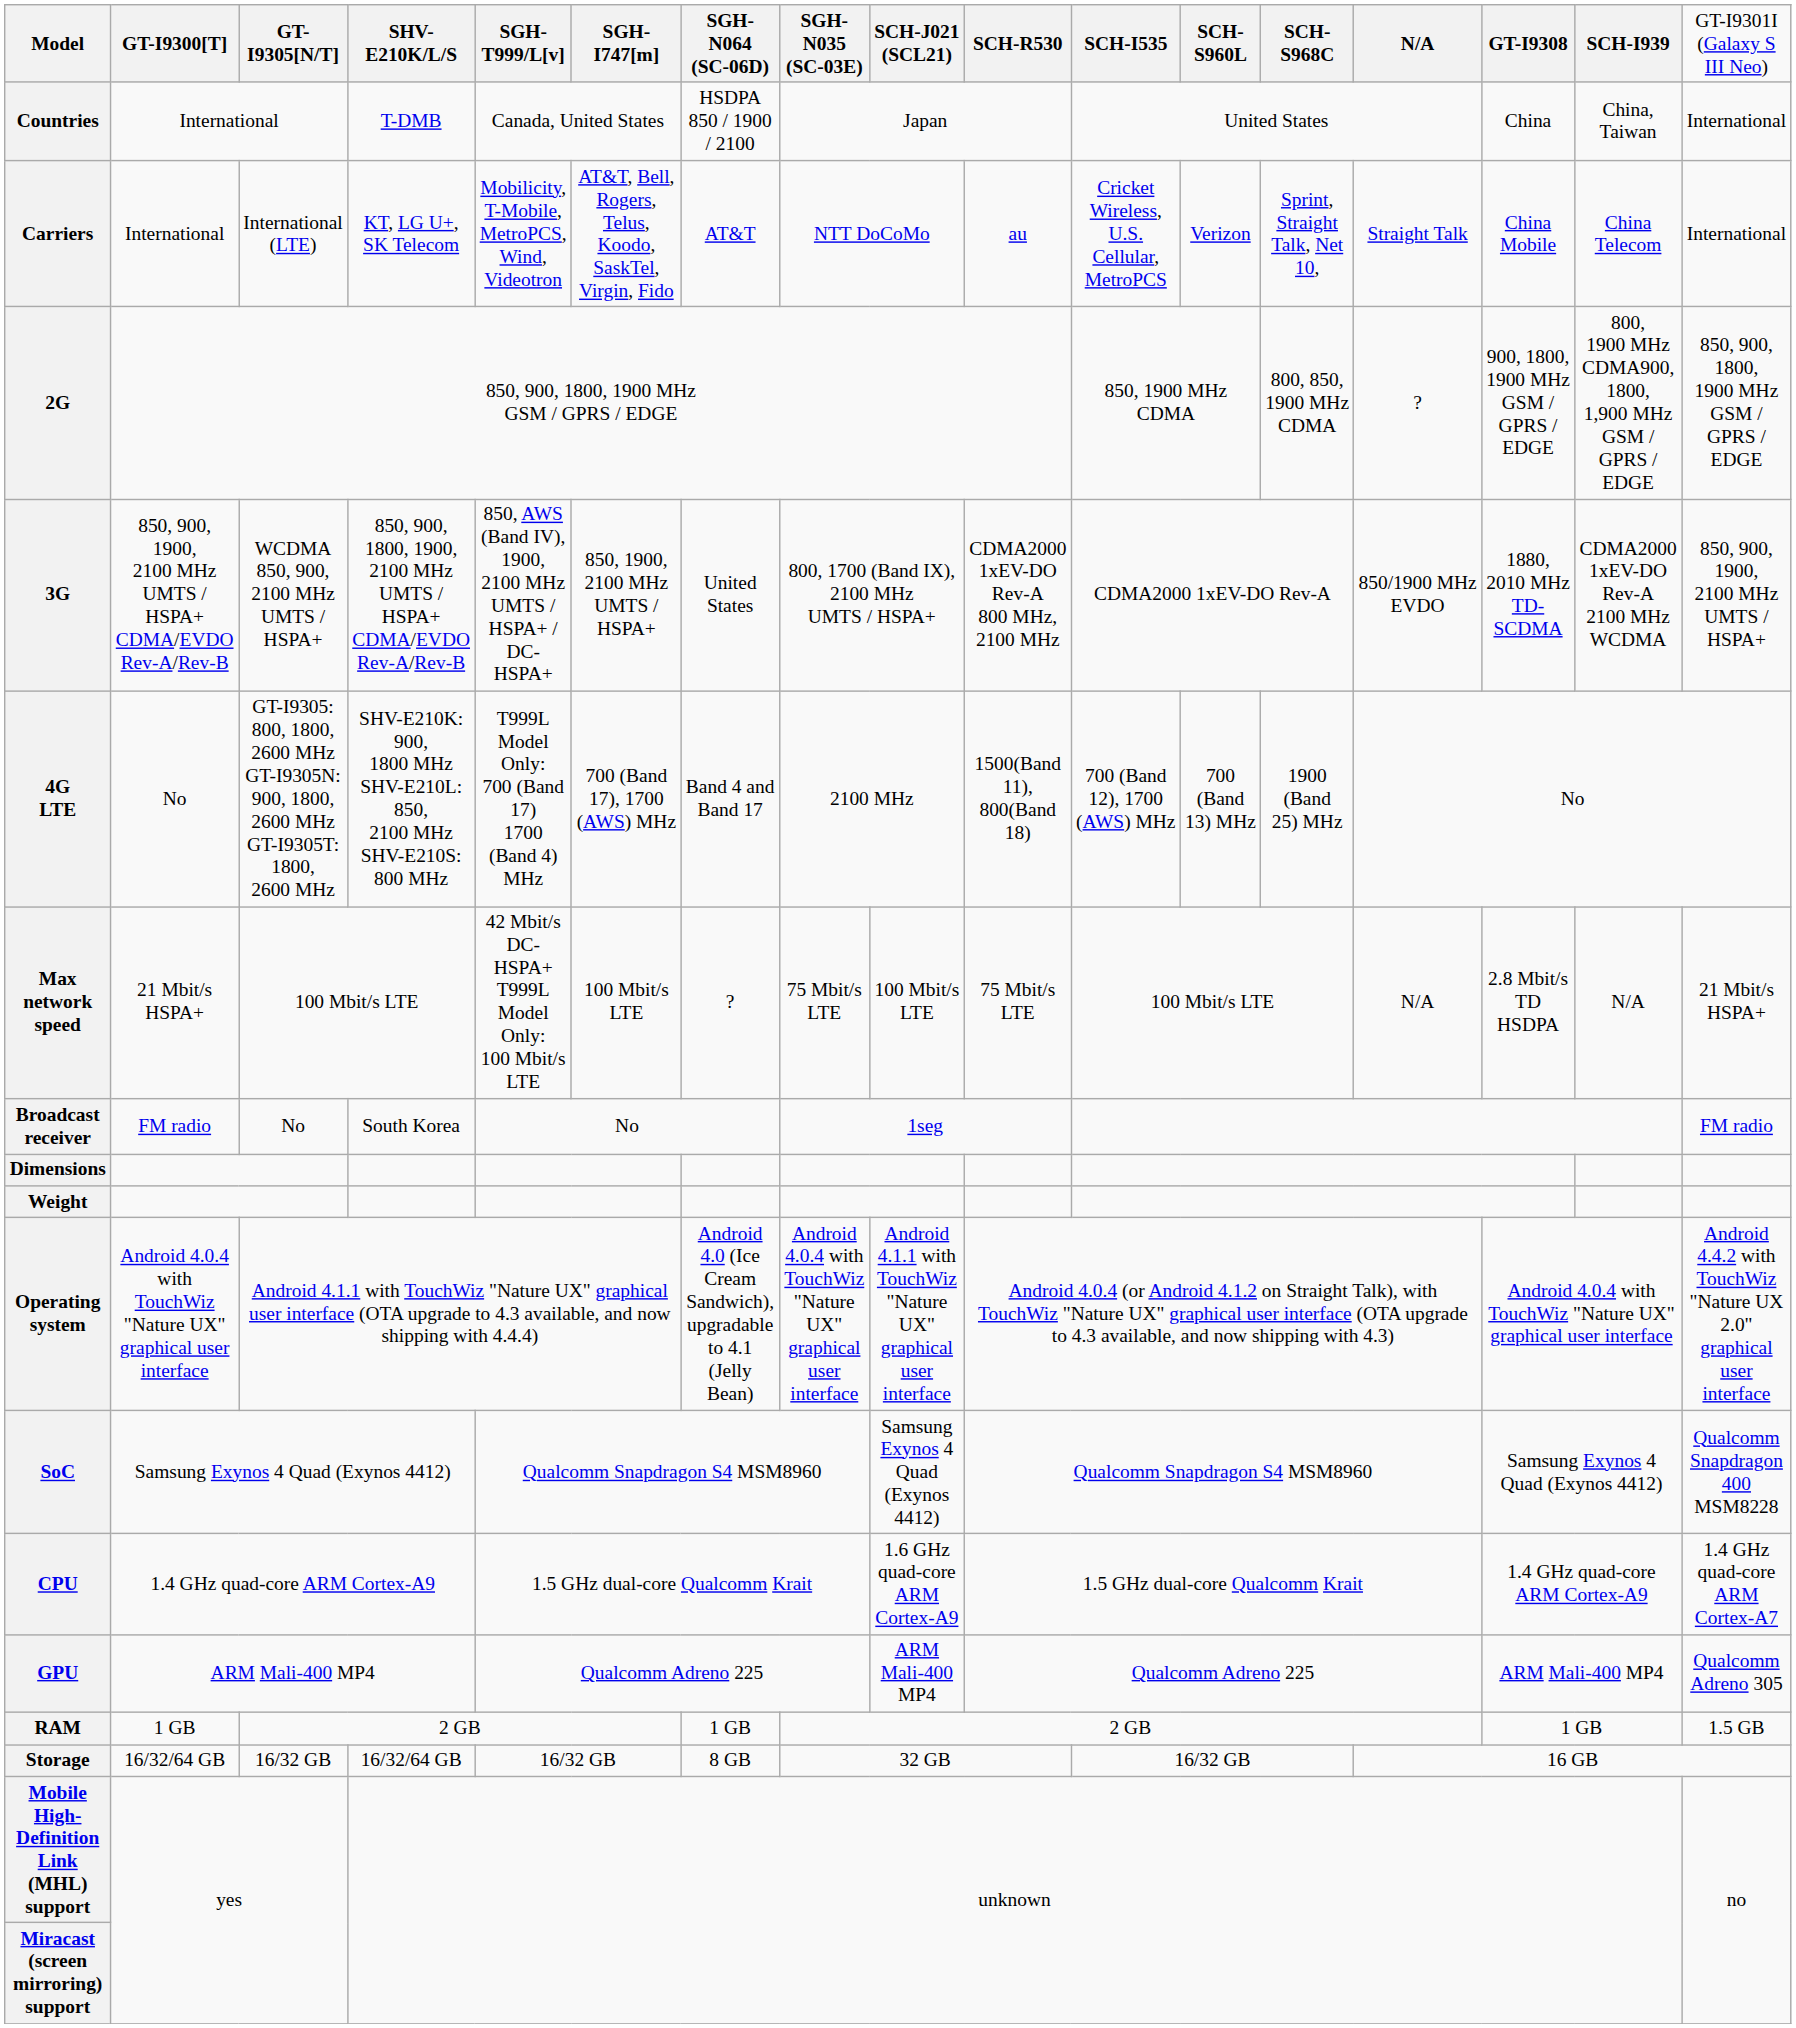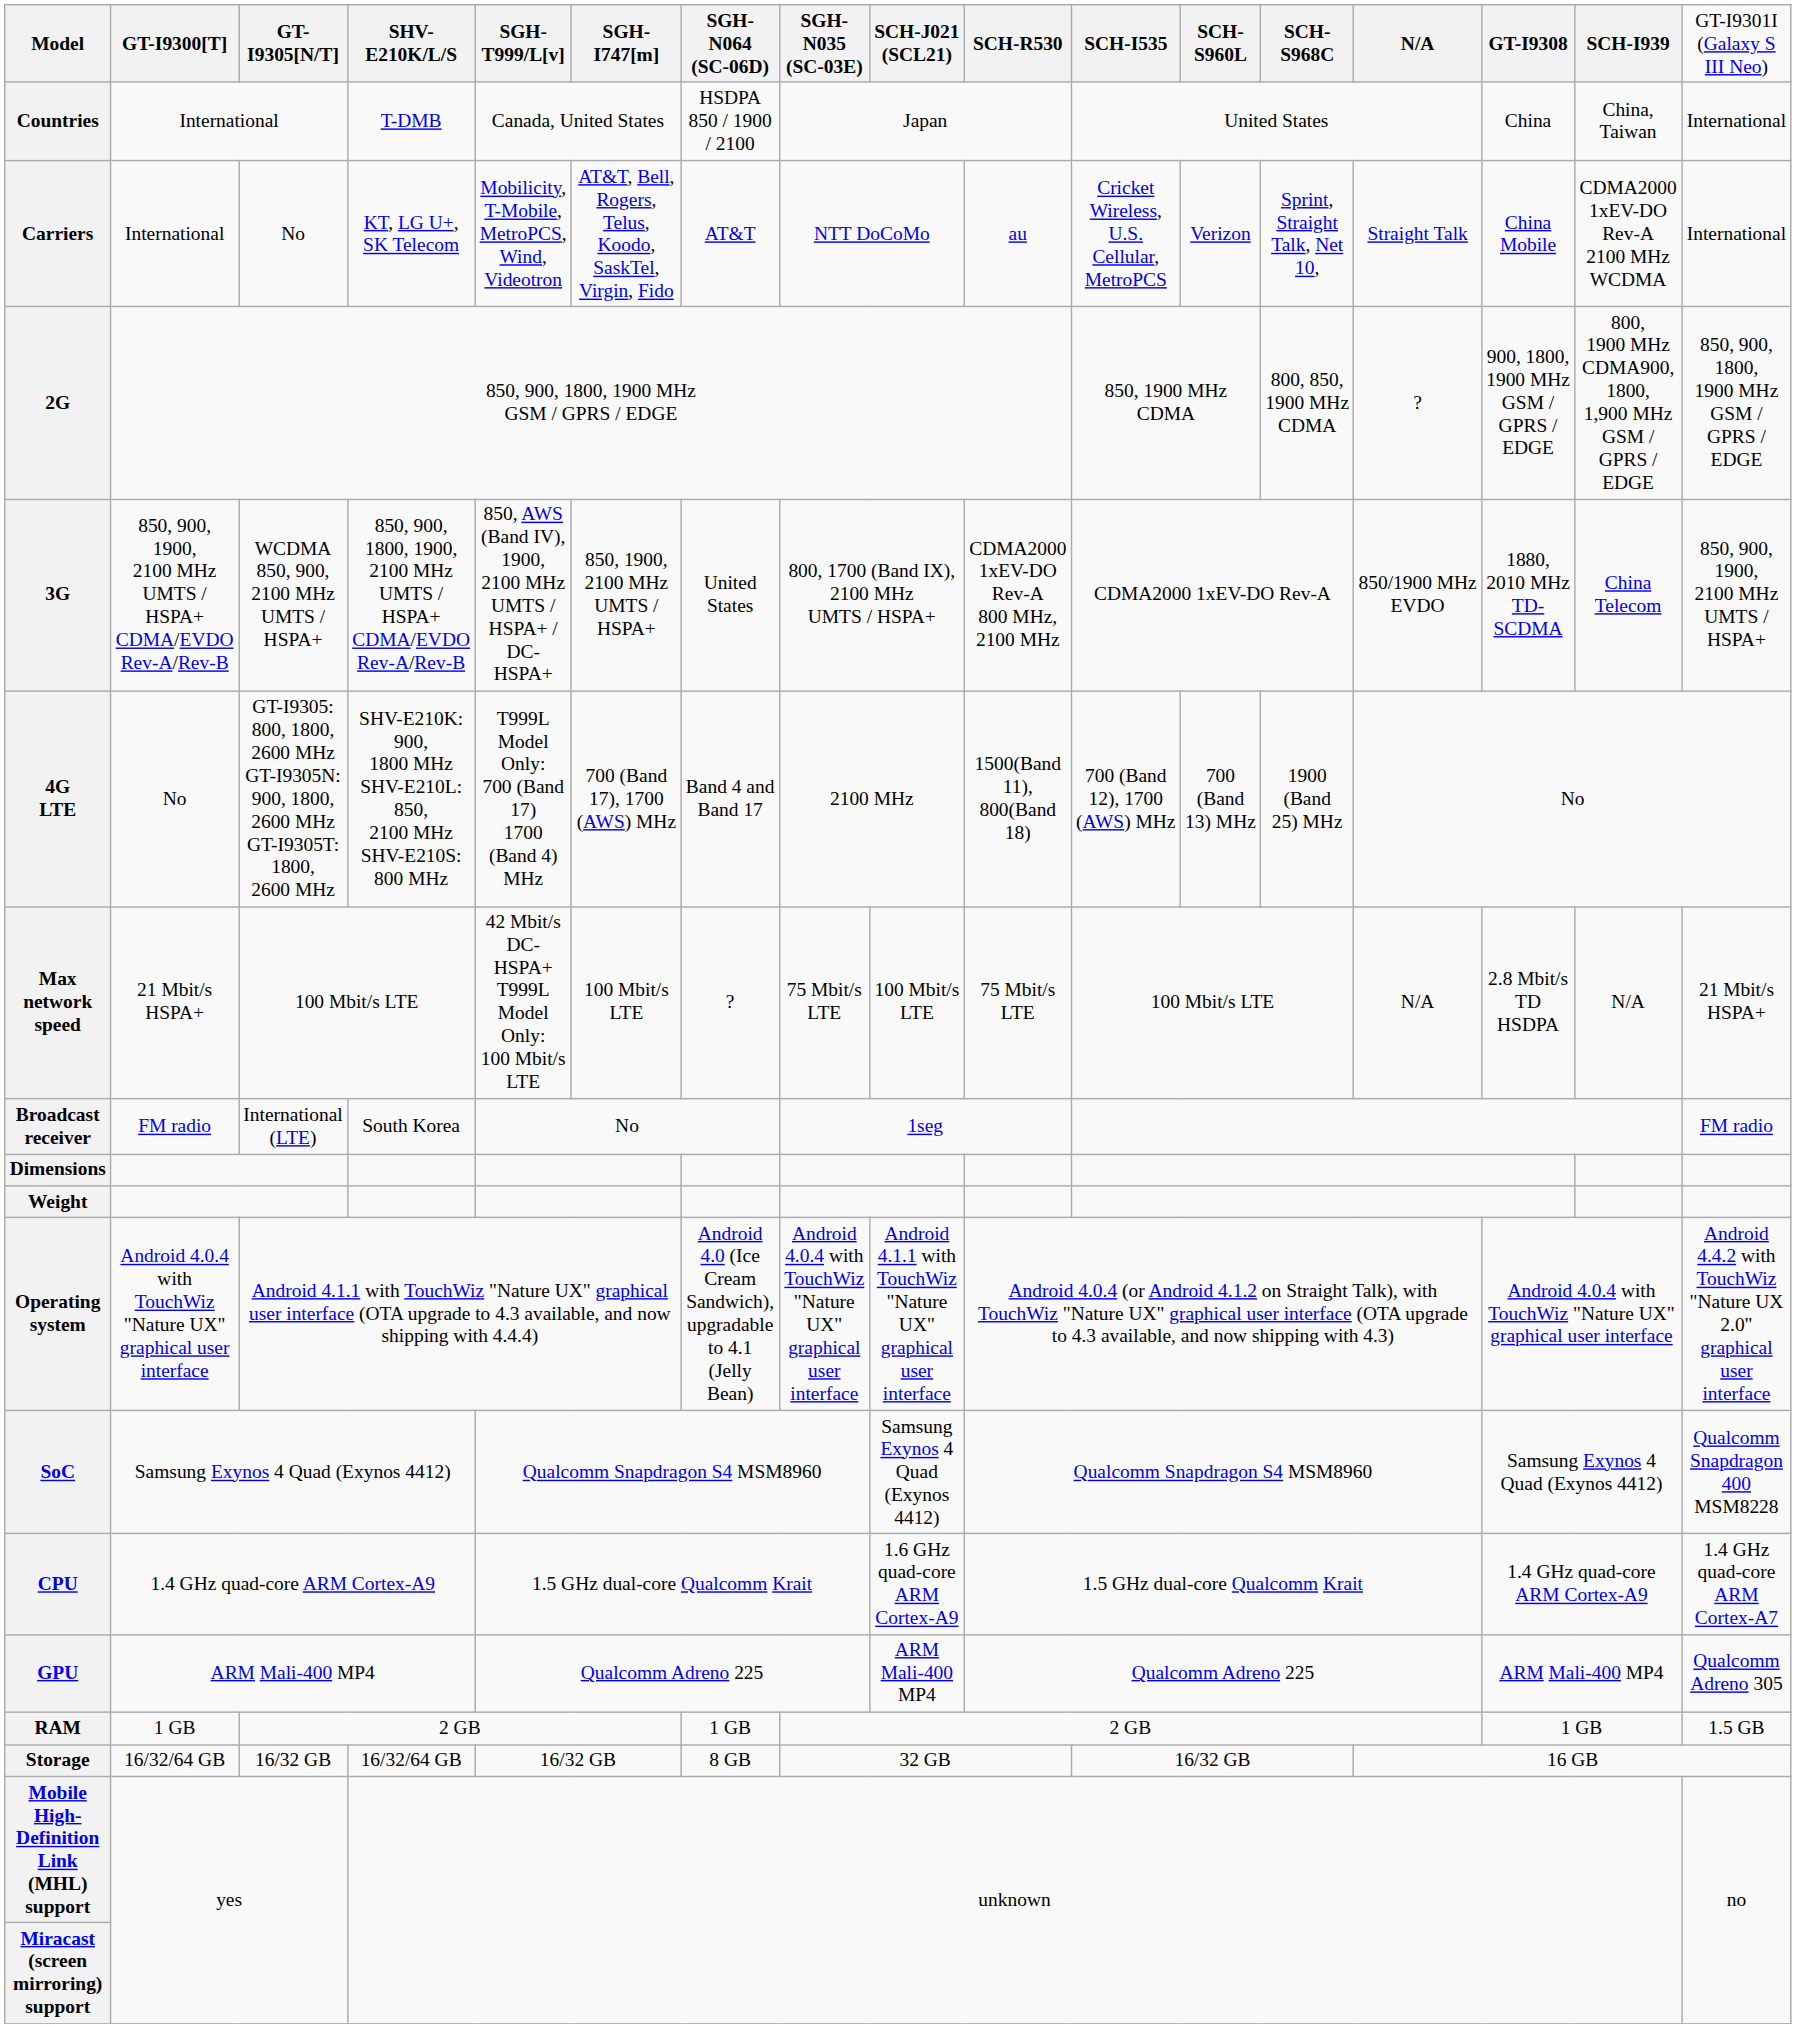(293, 233) International (LTE) -> (293, 233) No
(1628, 233) China Telecom -> (1628, 233) CDMA2000 1xEV-DO Rev-A 2100 MHz WCDMA
(1628, 594) CDMA2000 1xEV-DO Rev-A 2100 MHz WCDMA -> (1628, 594) China Telecom
(293, 1125) No -> (293, 1125) International (LTE)
